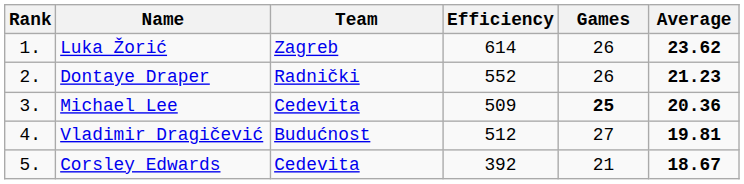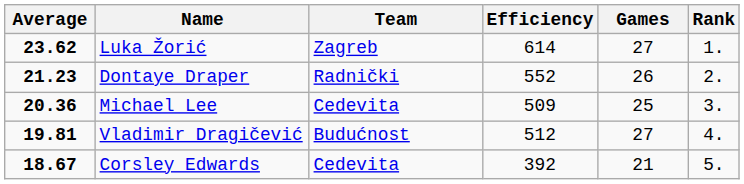columns swapped: (30, 19) <-> (694, 19)
(603, 48) 26 -> (643, 48) 27
(603, 106) bold -> (643, 106) normal
